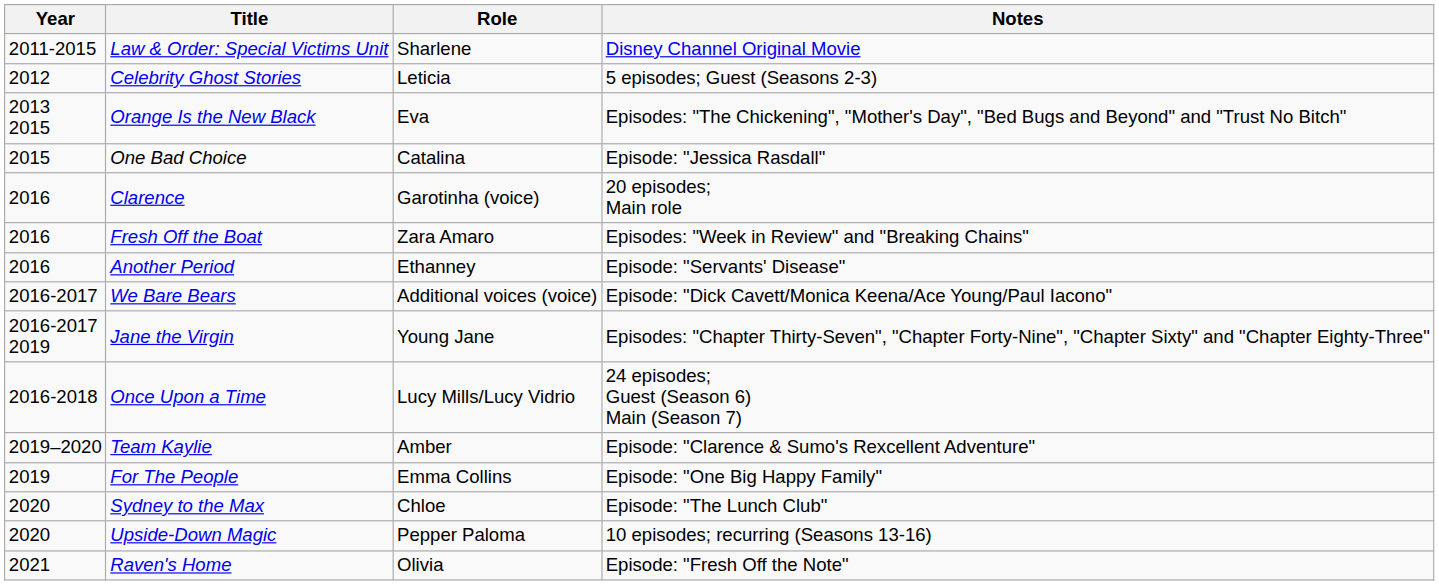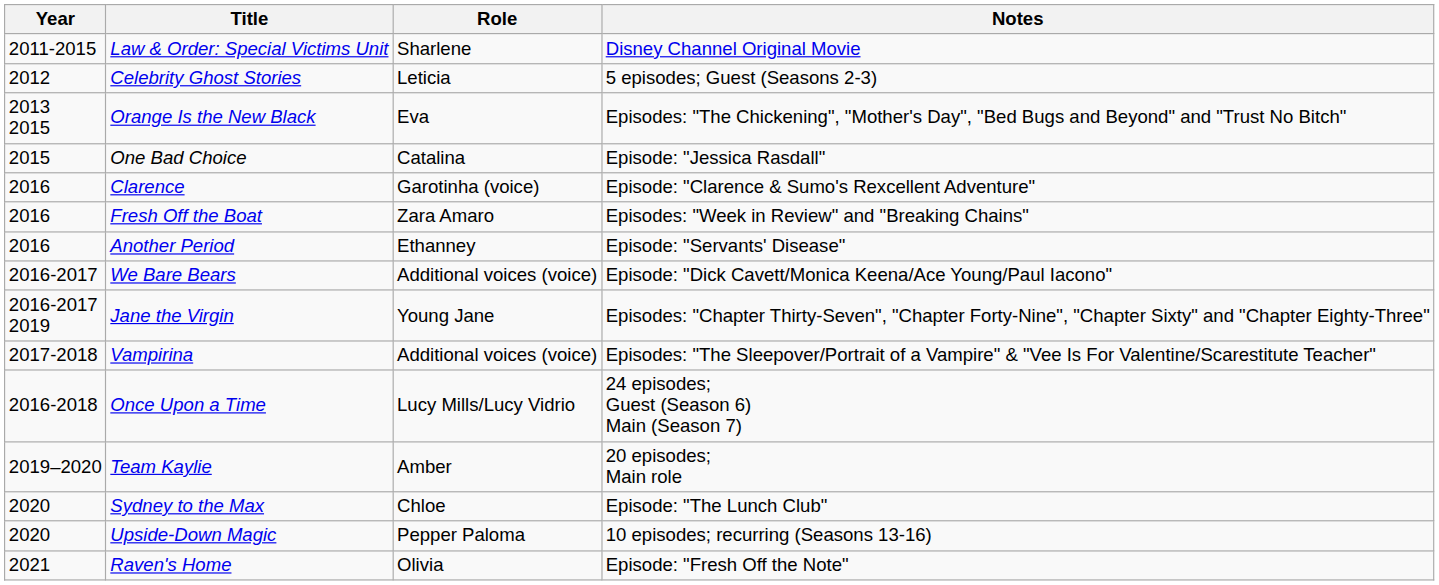(658, 197) 20 episodes; Main role -> (820, 187) Episode: "Clarence & Sumo's Rexcellent Adventure"
+ row: (152, 355)
(820, 447) Episode: "Clarence & Sumo's Rexcellent Adventure" -> (658, 466) 20 episodes; Main role
- row: (174, 476)
